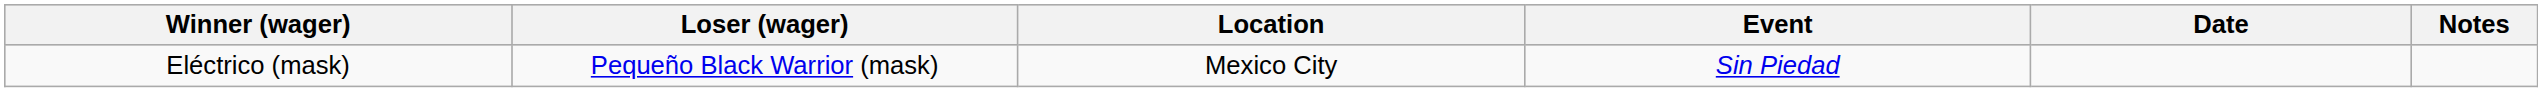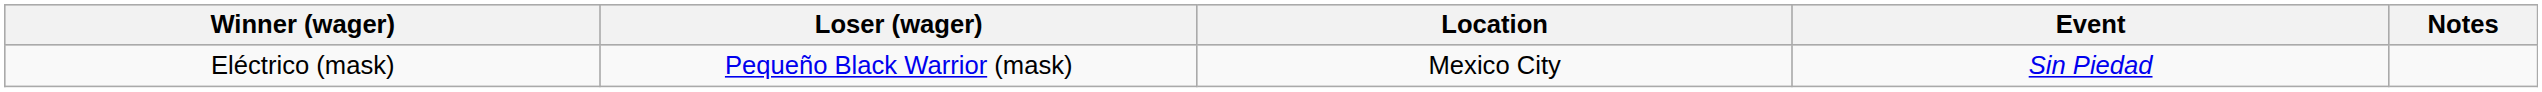- column: (2221, 24)
